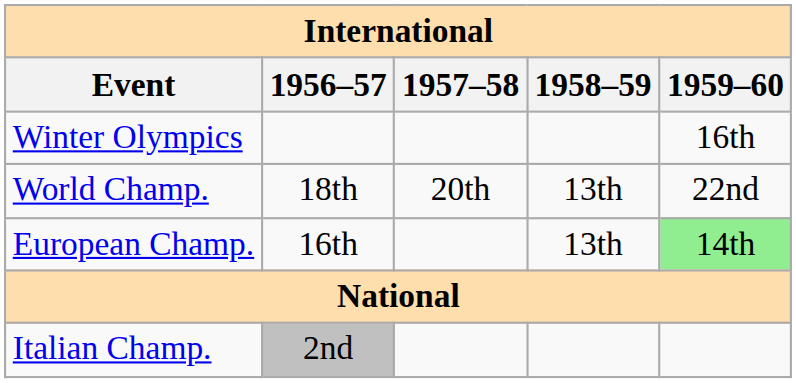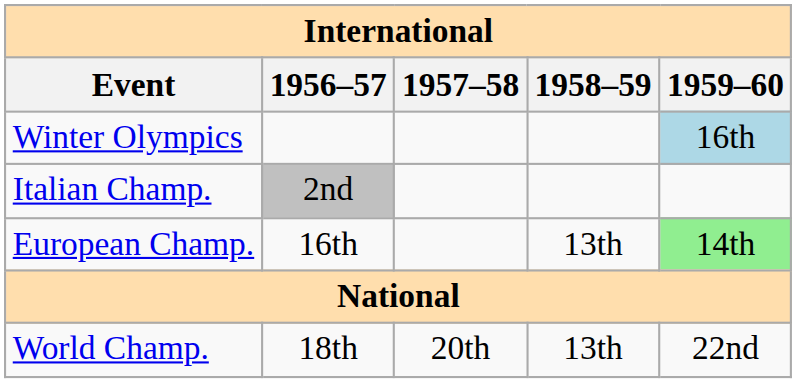(725, 137) no background -> (725, 137) lightblue background
rows swapped: (111, 190) <-> (112, 349)
